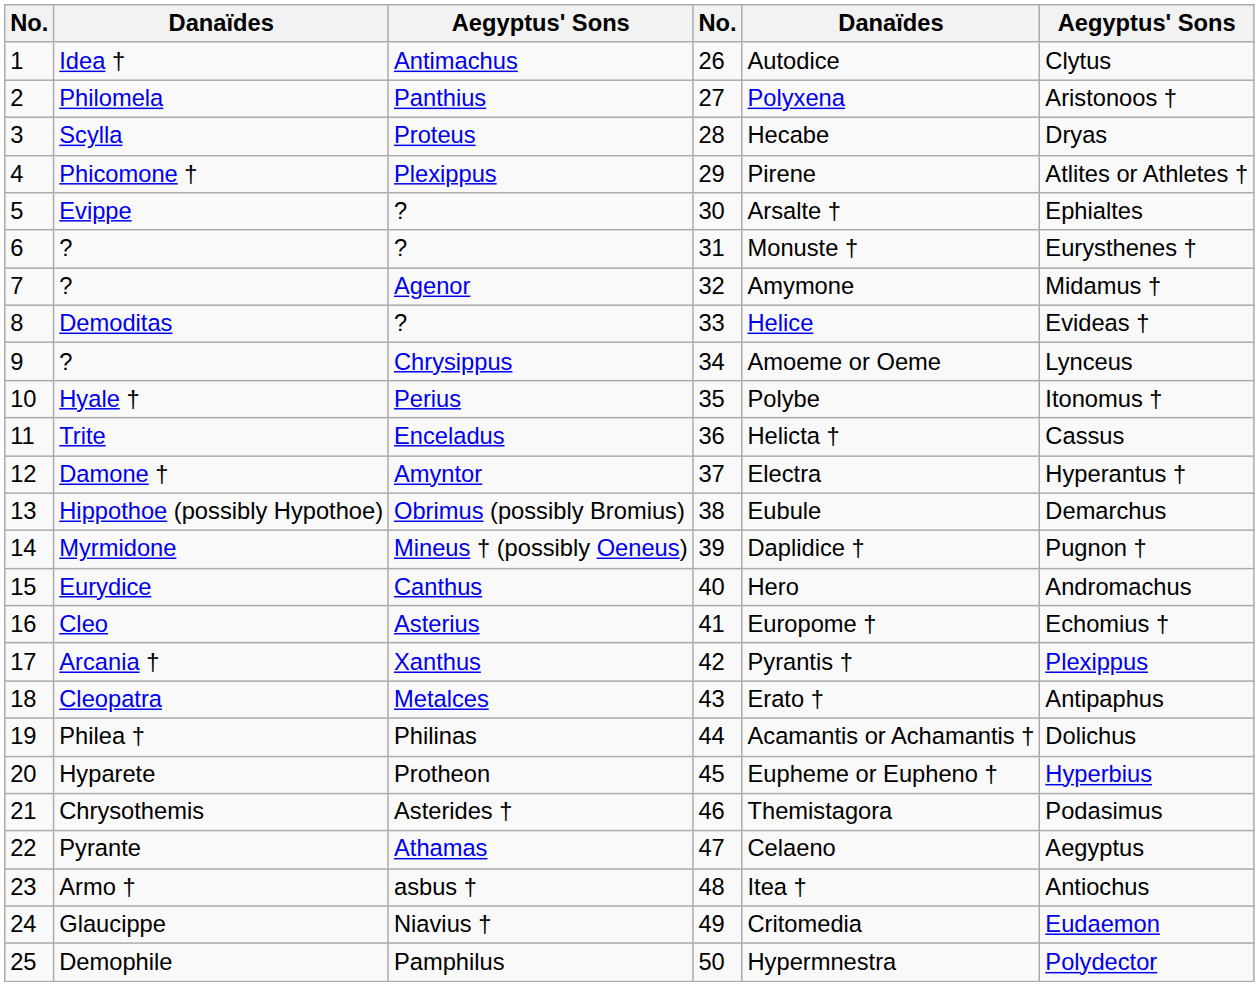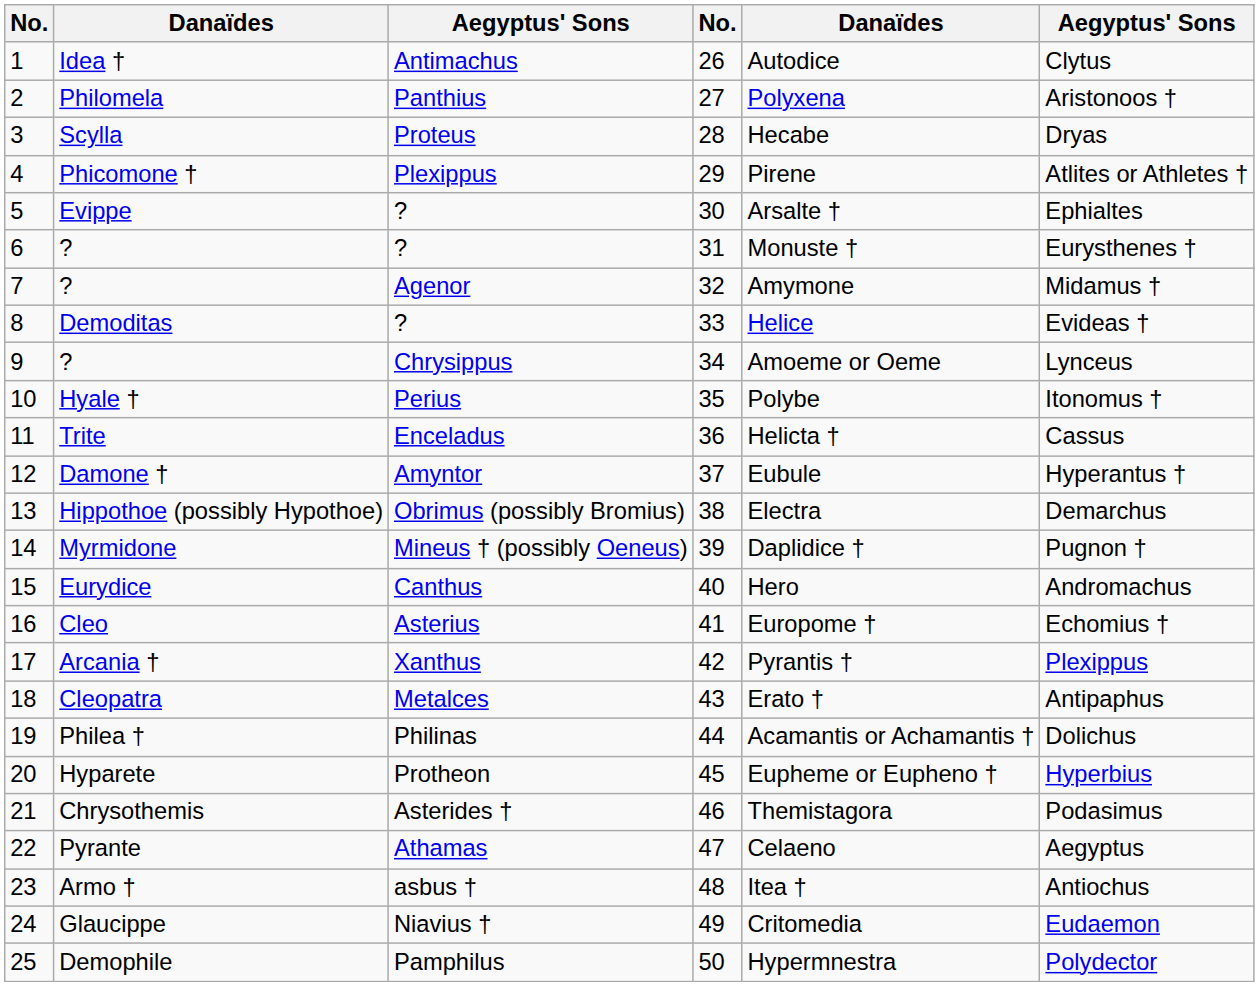(784, 473) Electra -> (784, 473) Eubule
(784, 511) Eubule -> (784, 511) Electra
